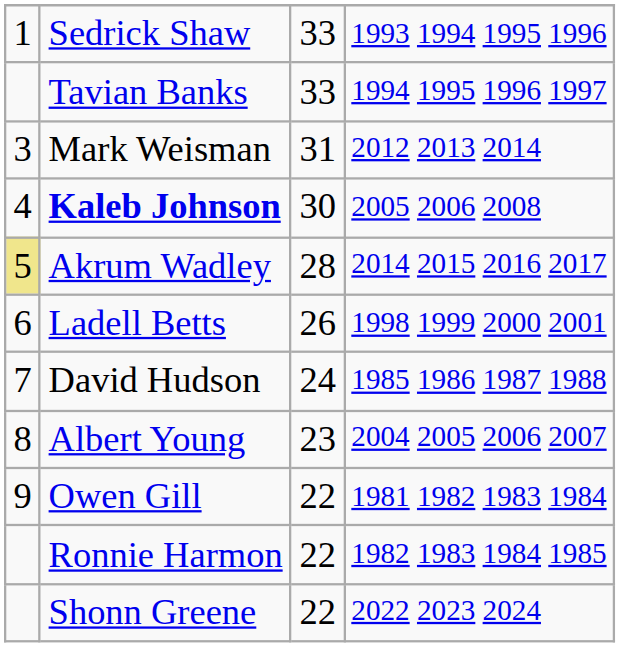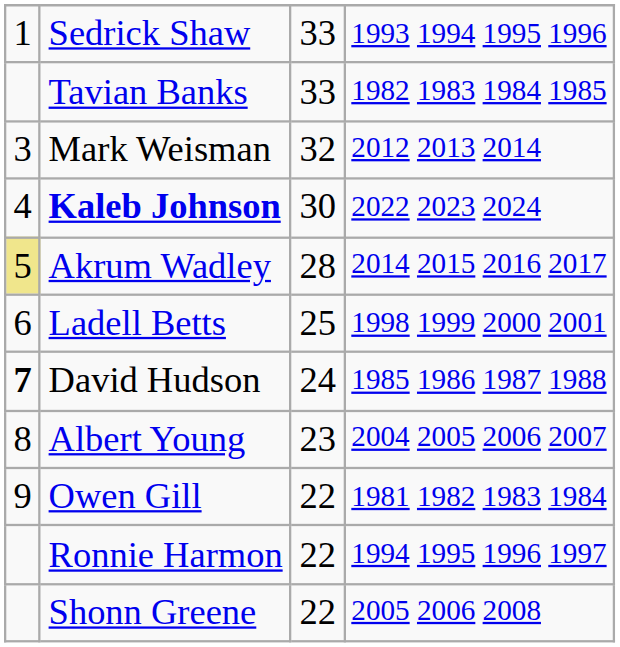(479, 91) 1994 1995 1996 1997 -> (479, 91) 1982 1983 1984 1985
(318, 149) 31 -> (318, 149) 32
(446, 206) 2005 2006 2008 -> (446, 206) 2022 2023 2024
(318, 322) 26 -> (318, 322) 25
(23, 380) normal -> (23, 380) bold
(479, 554) 1982 1983 1984 1985 -> (479, 554) 1994 1995 1996 1997
(446, 611) 2022 2023 2024 -> (446, 611) 2005 2006 2008
